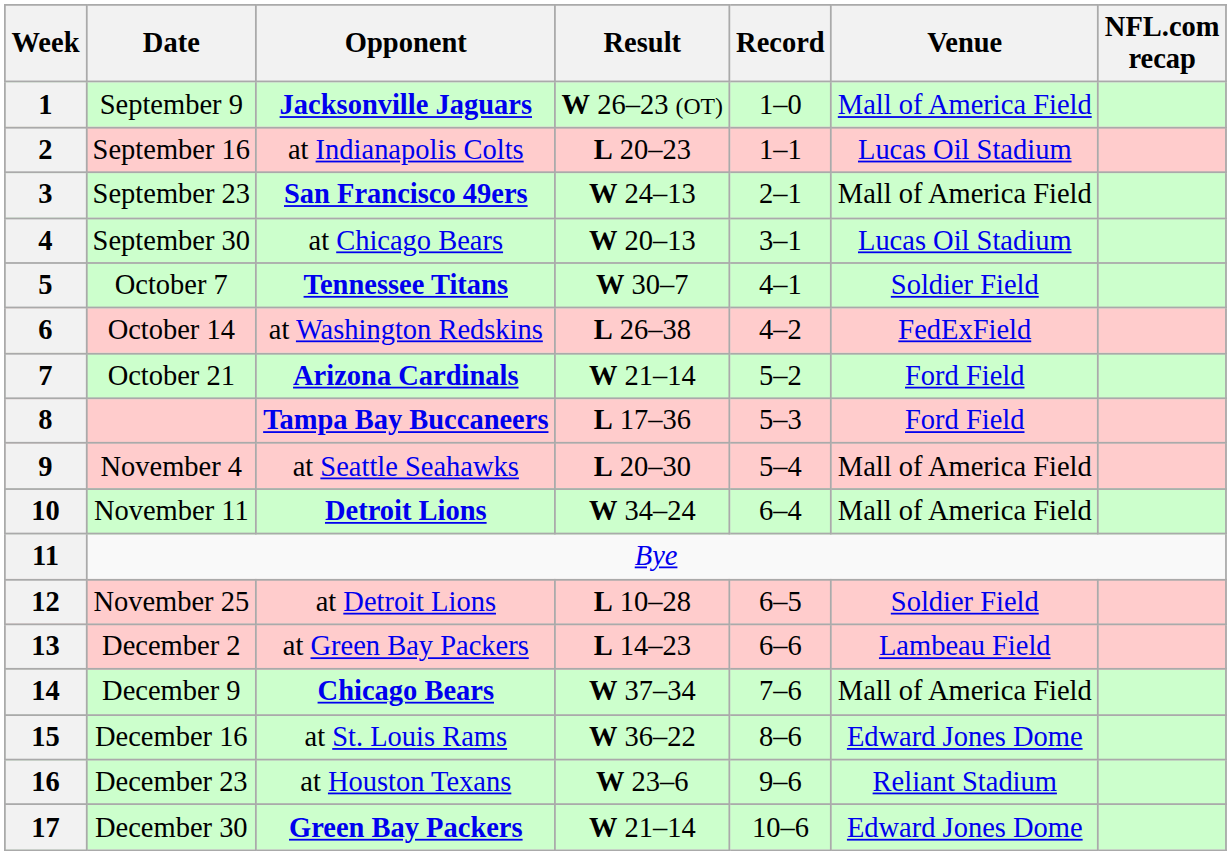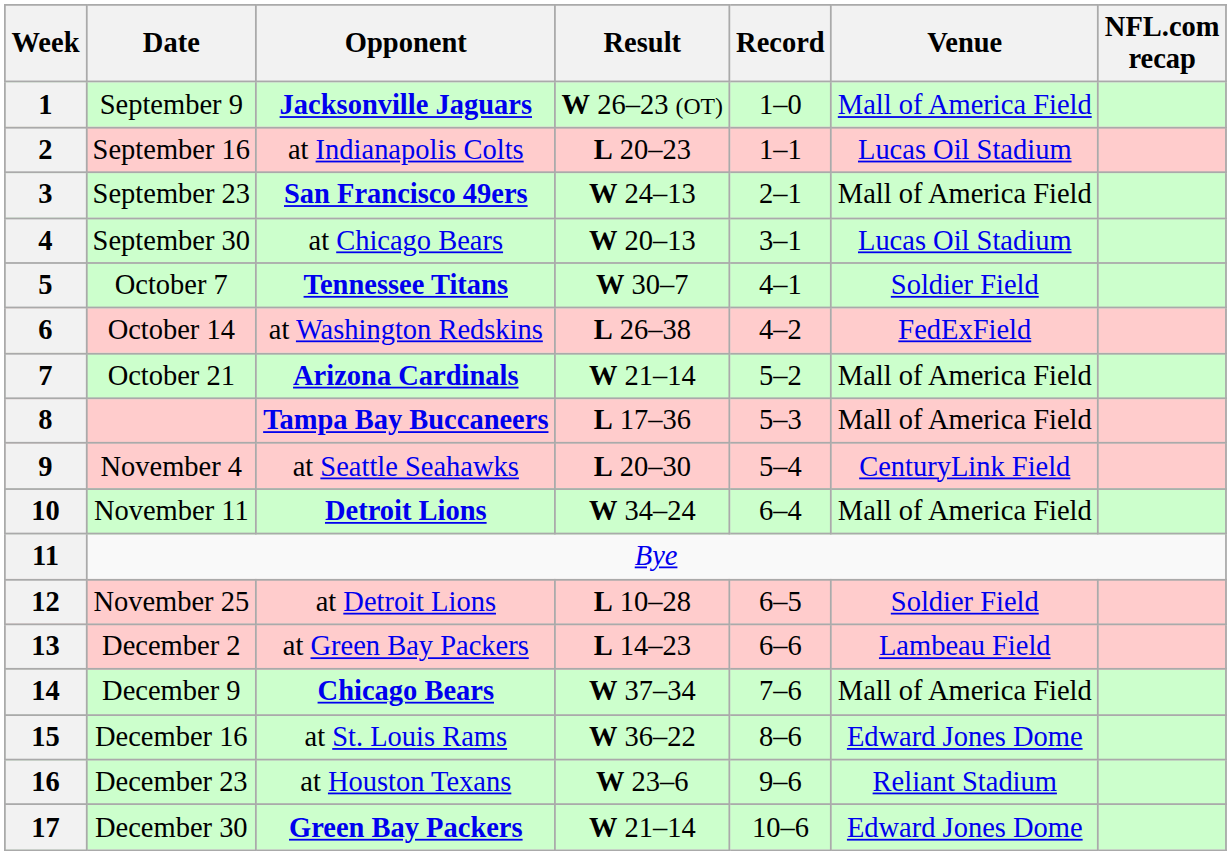(965, 375) Ford Field -> (965, 375) Mall of America Field
(965, 420) Ford Field -> (965, 420) Mall of America Field
(965, 465) Mall of America Field -> (965, 465) CenturyLink Field
